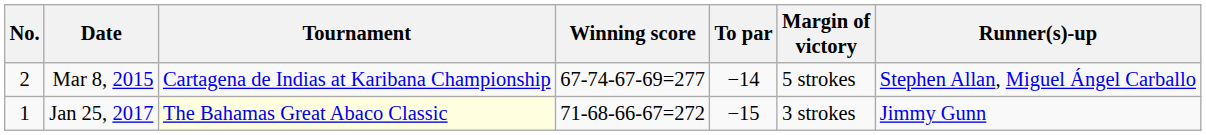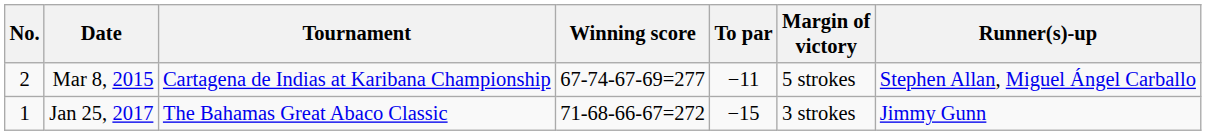(744, 79) −14 -> (744, 79) −11
(305, 113) lightyellow background -> (305, 113) no background
